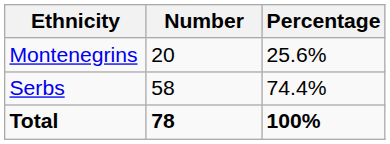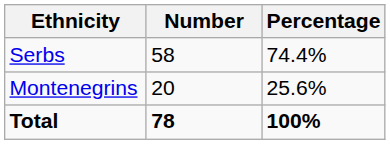rows swapped: (37, 88) <-> (74, 54)
